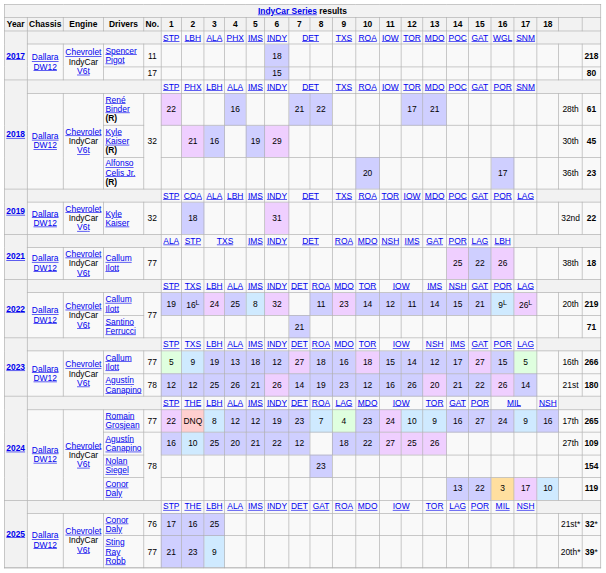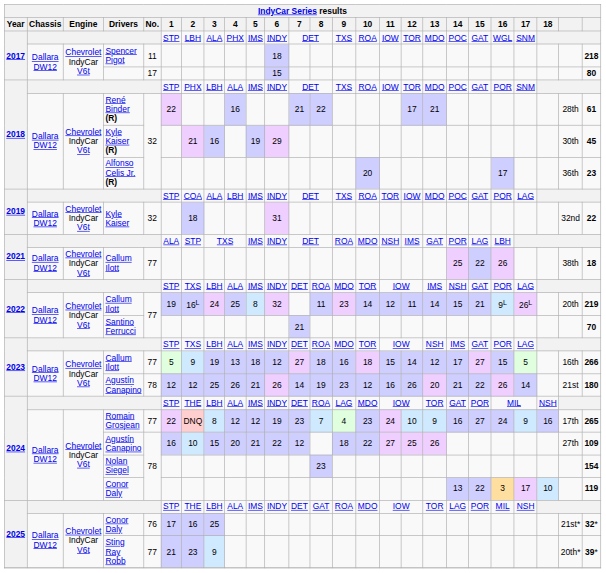(591, 326) 71 -> (591, 326) 70
(214, 443) 25 -> (214, 443) 15
